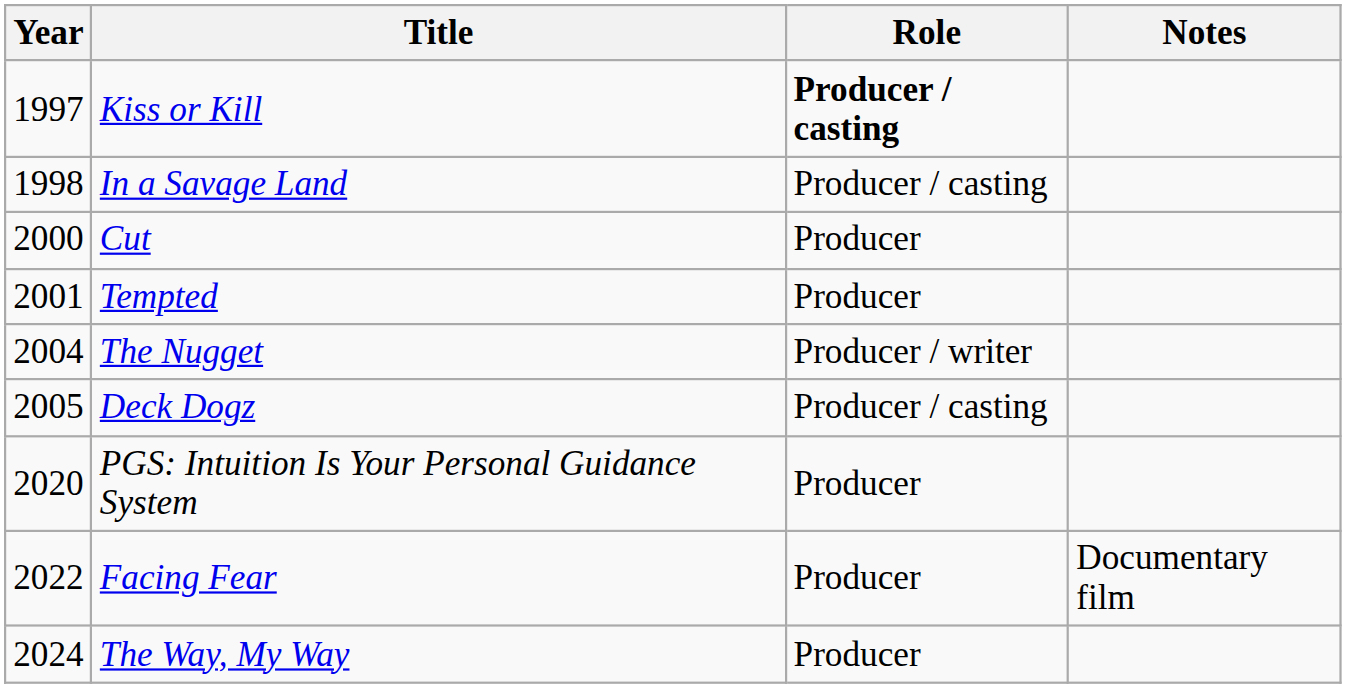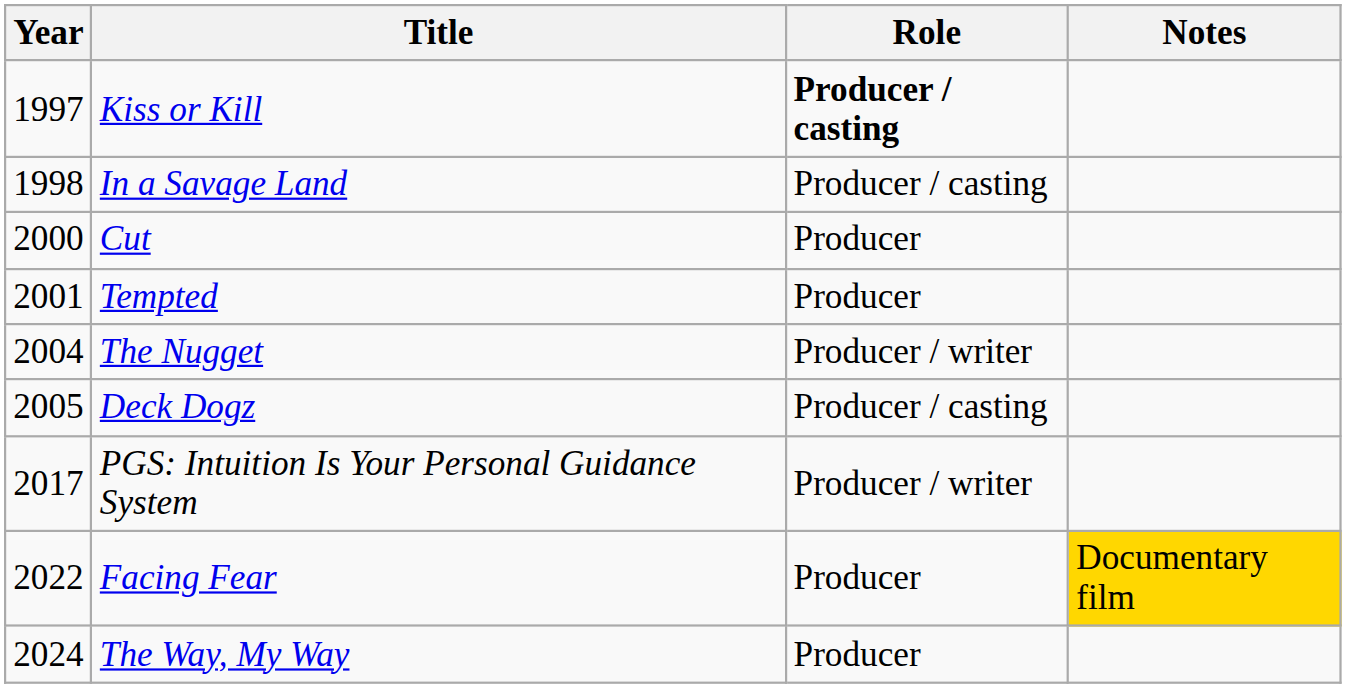(48, 482) 2020 -> (48, 482) 2017
(857, 482) Producer -> (913, 482) Producer / writer
(1172, 578) no background -> (1172, 578) gold background
